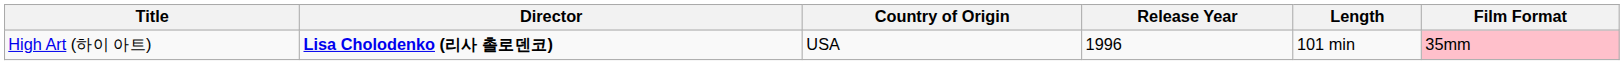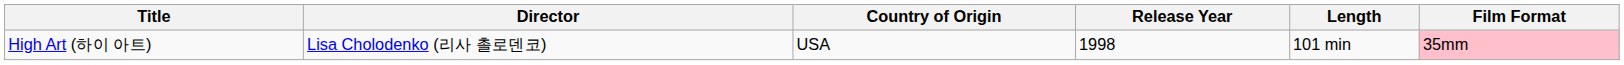(428, 44) bold -> (427, 44) normal
(1104, 44) 1996 -> (1097, 44) 1998
